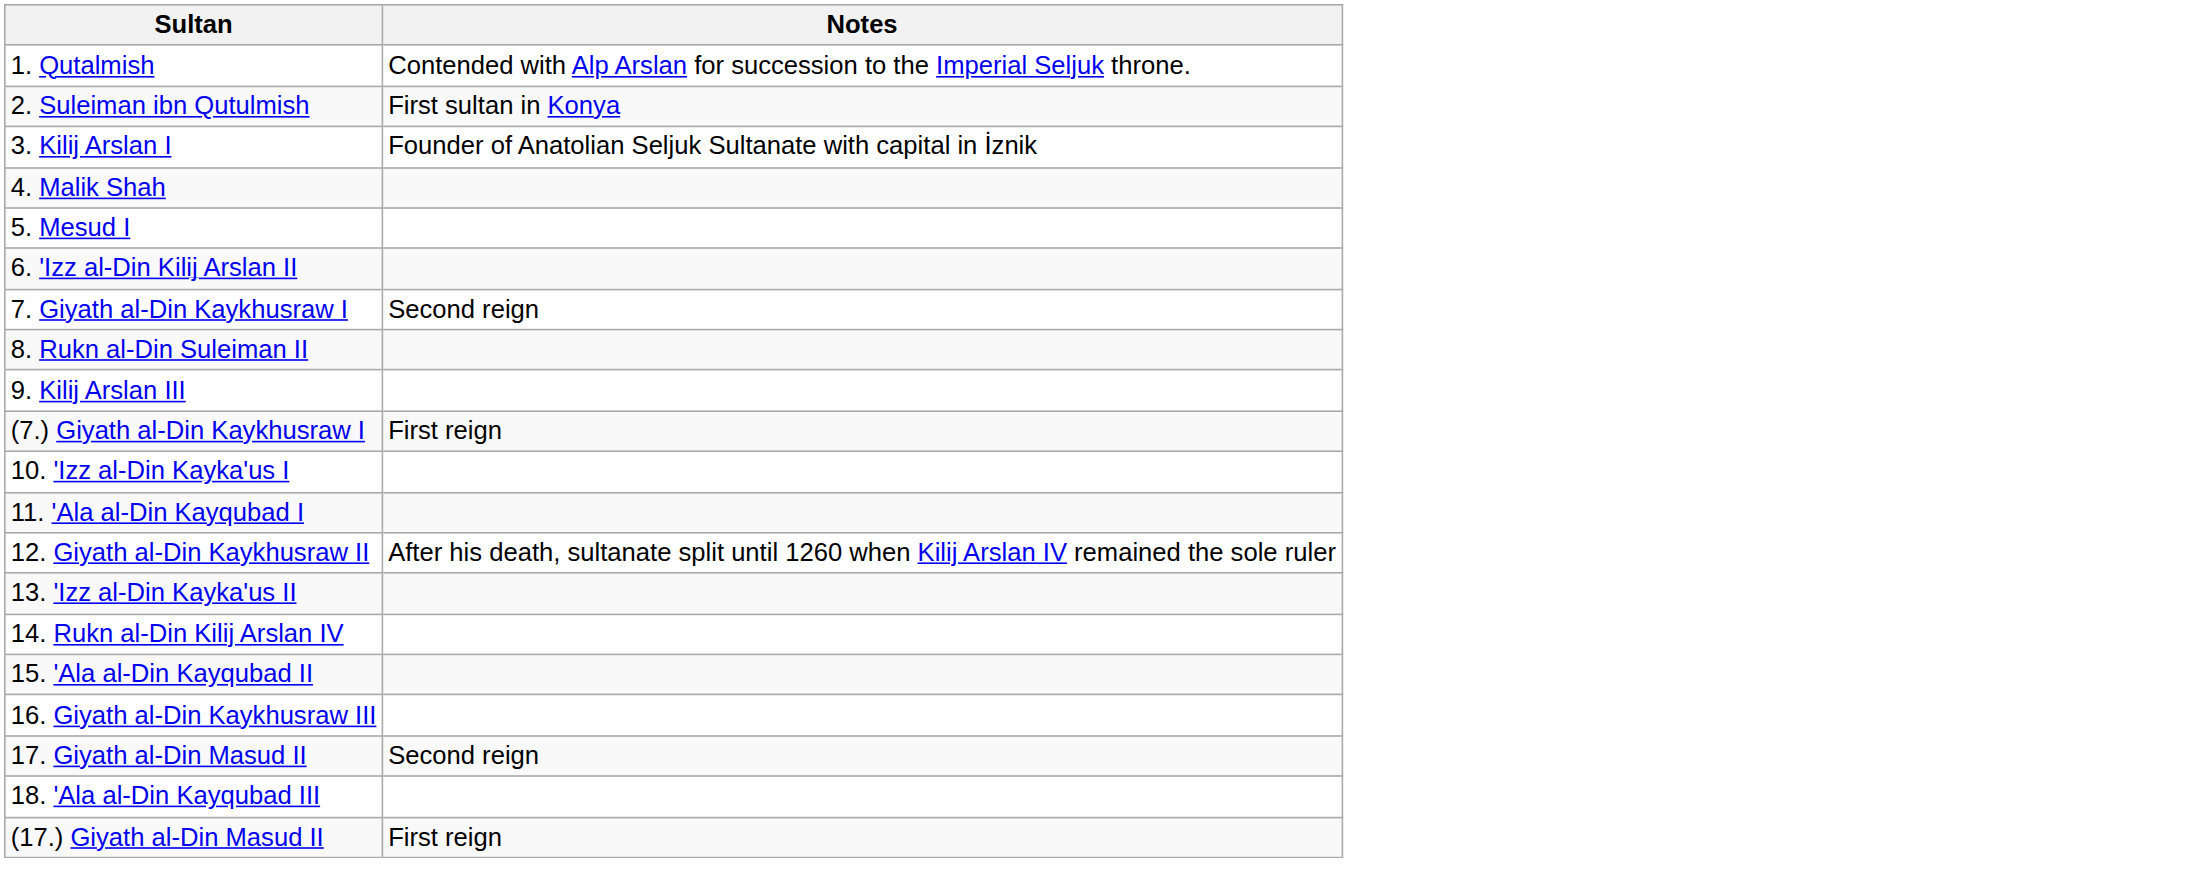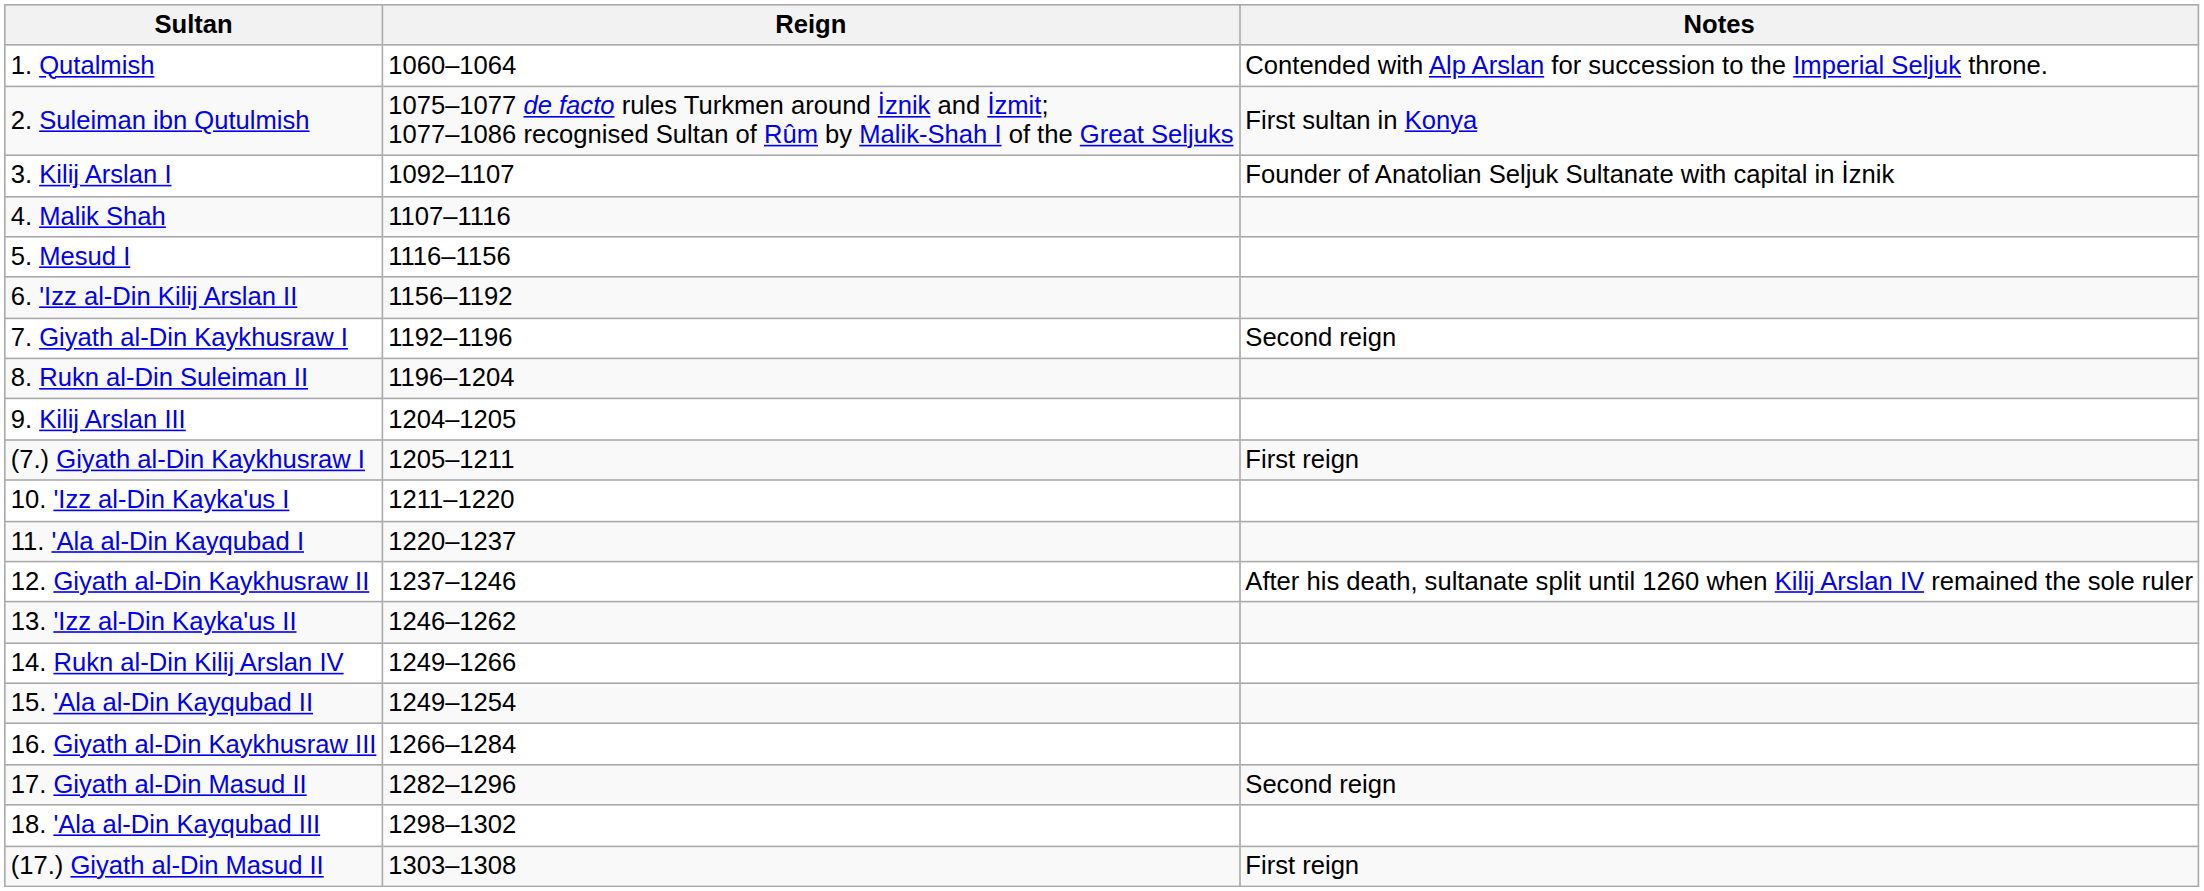+ column: (811, 24)
